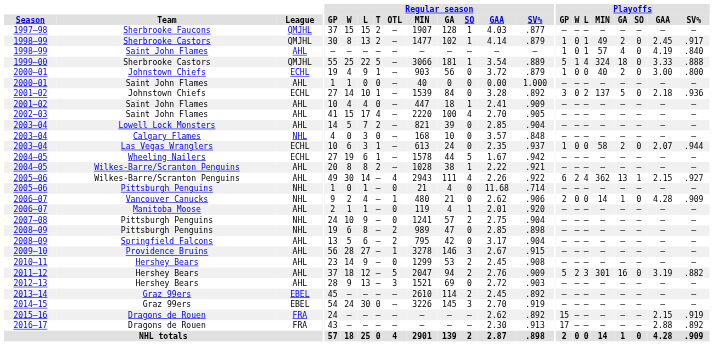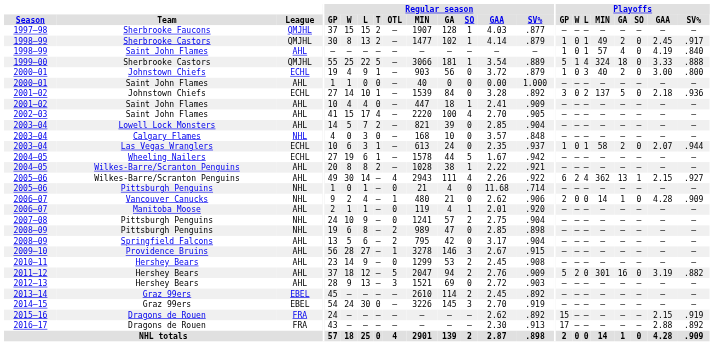(586, 73) 0 -> (586, 73) 3
(586, 146) 0 -> (586, 146) 1
(586, 273) 3 -> (586, 273) 0
